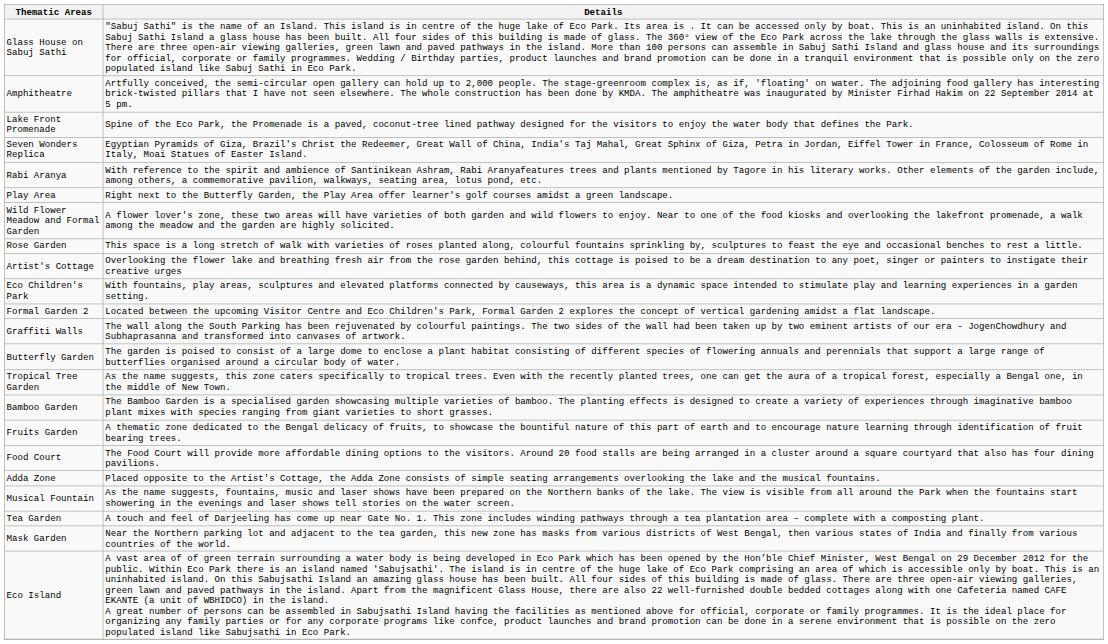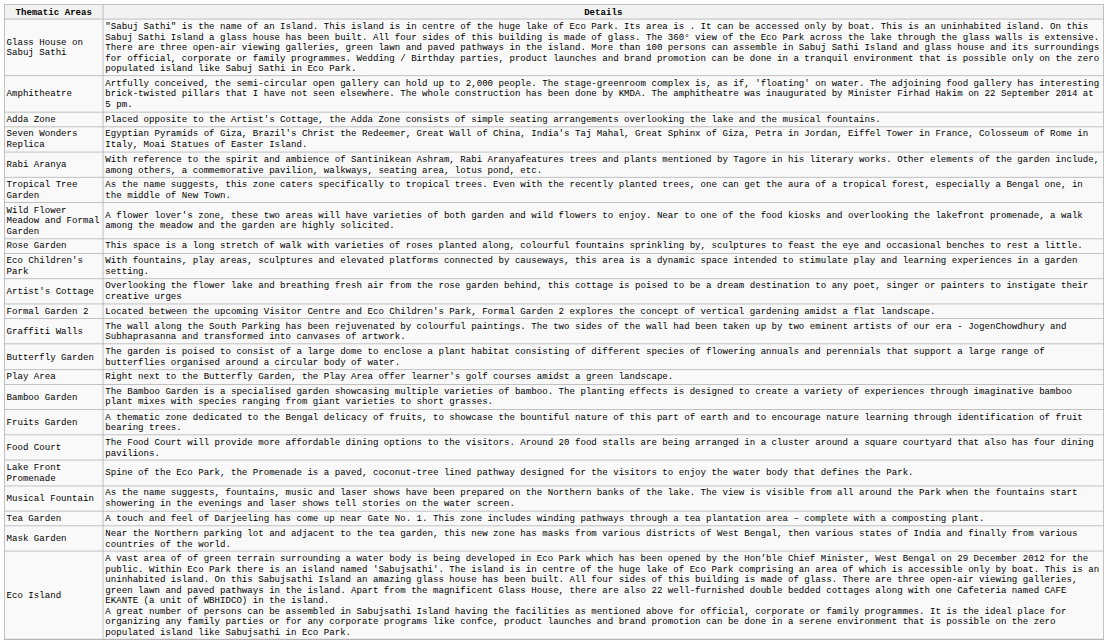rows swapped: (34, 125) <-> (31, 478)
rows swapped: (42, 382) <-> (31, 195)
rows swapped: (50, 266) <-> (45, 291)
